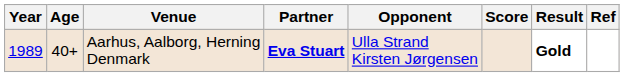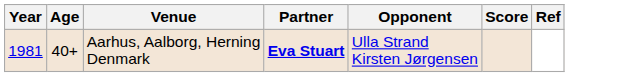- column: (559, 17)
(25, 50) 1989 -> (25, 50) 1981
